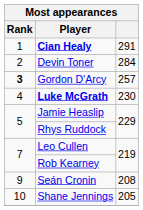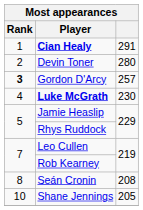(127, 63) 284 -> (127, 63) 280
(20, 180) 9 -> (20, 180) 8
